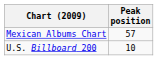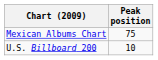(130, 34) 57 -> (130, 34) 75
